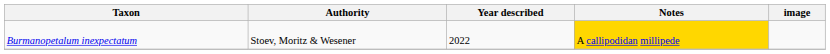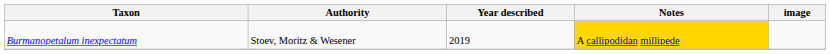(459, 40) 2022 -> (459, 40) 2019
